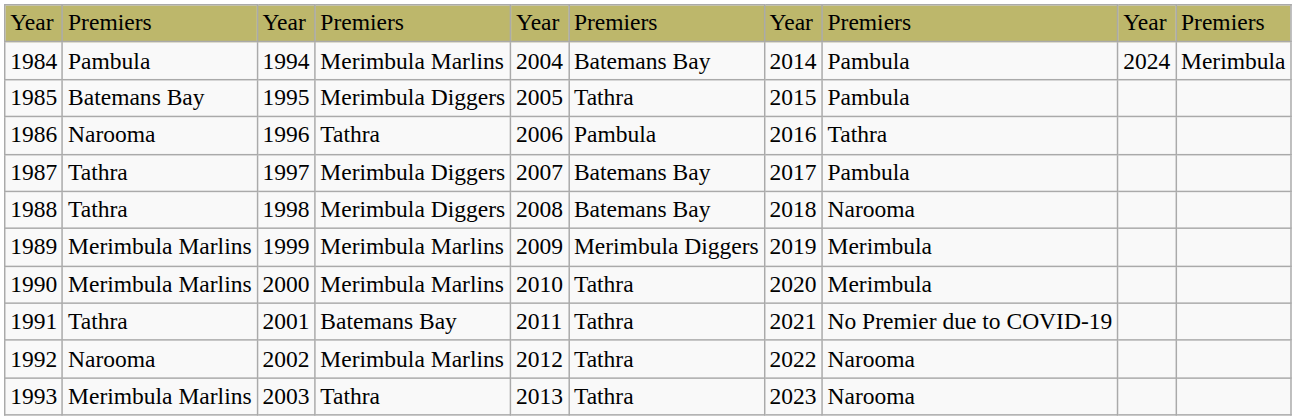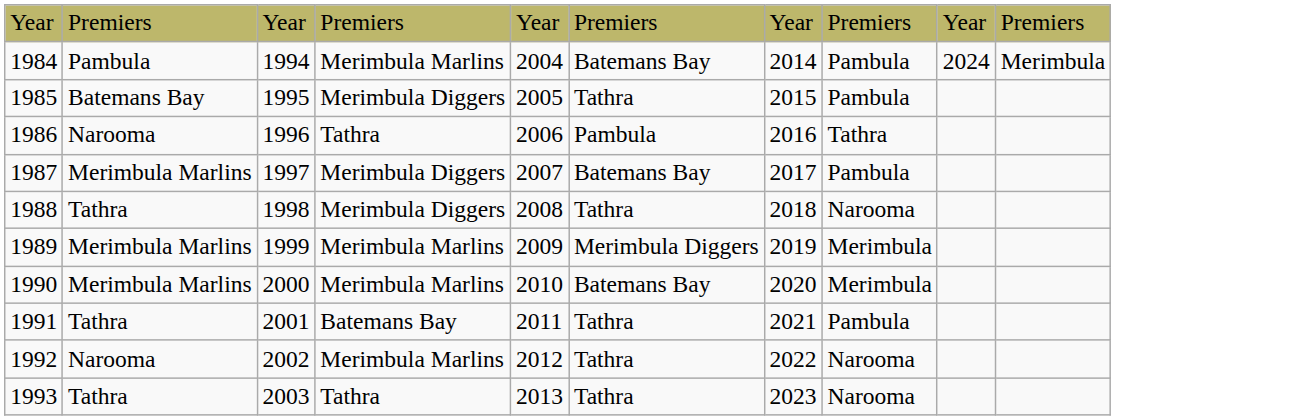(98, 172) Tathra -> (160, 172) Merimbula Marlins
(642, 209) Batemans Bay -> (604, 209) Tathra
(604, 284) Tathra -> (642, 284) Batemans Bay
(970, 321) No Premier due to COVID-19 -> (869, 321) Pambula
(160, 396) Merimbula Marlins -> (98, 396) Tathra
